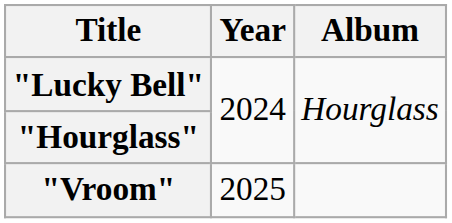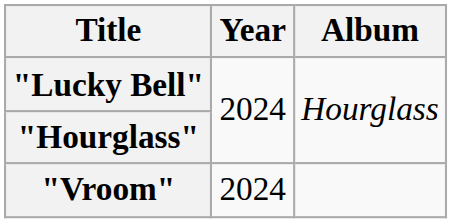(253, 189) 2025 -> (253, 189) 2024
